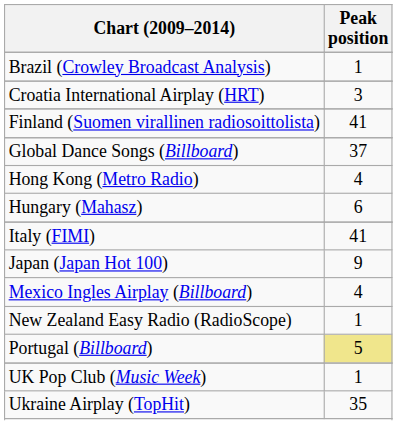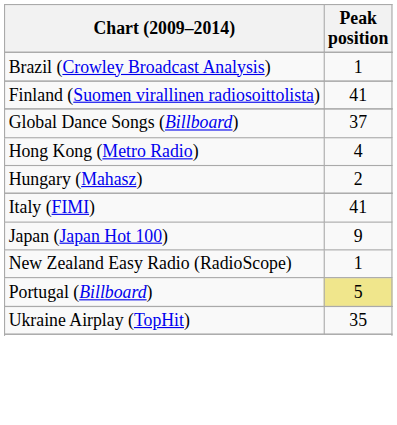- row: (137, 94)
(358, 207) 6 -> (358, 179) 2
- row: (130, 292)
- row: (107, 376)
